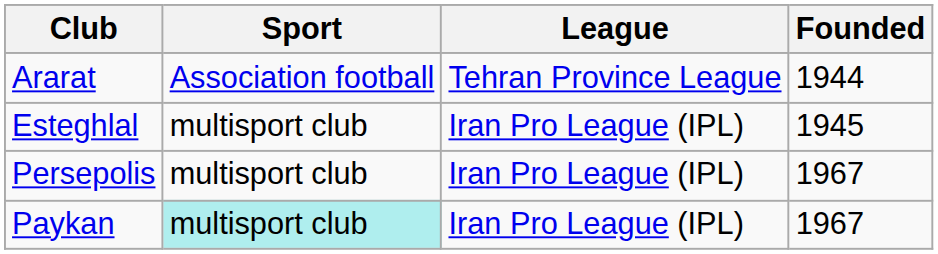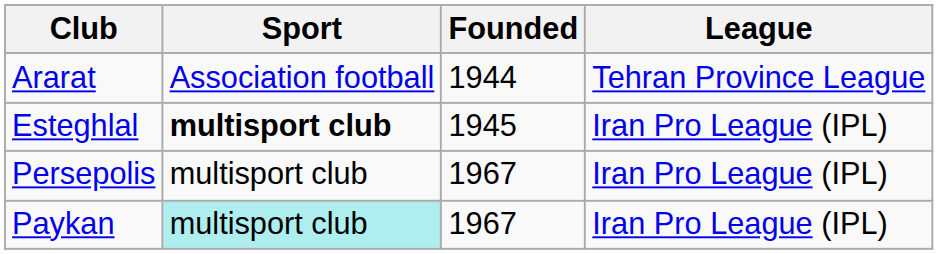columns swapped: (861, 28) <-> (615, 28)
(269, 126) normal -> (281, 126) bold
